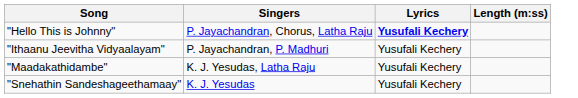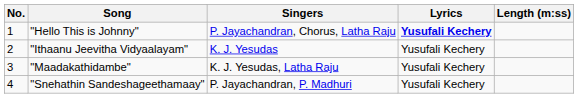+ column: (16, 13)
(257, 49) P. Jayachandran, P. Madhuri -> (244, 49) K. J. Yesudas
(220, 85) K. J. Yesudas -> (281, 85) P. Jayachandran, P. Madhuri
